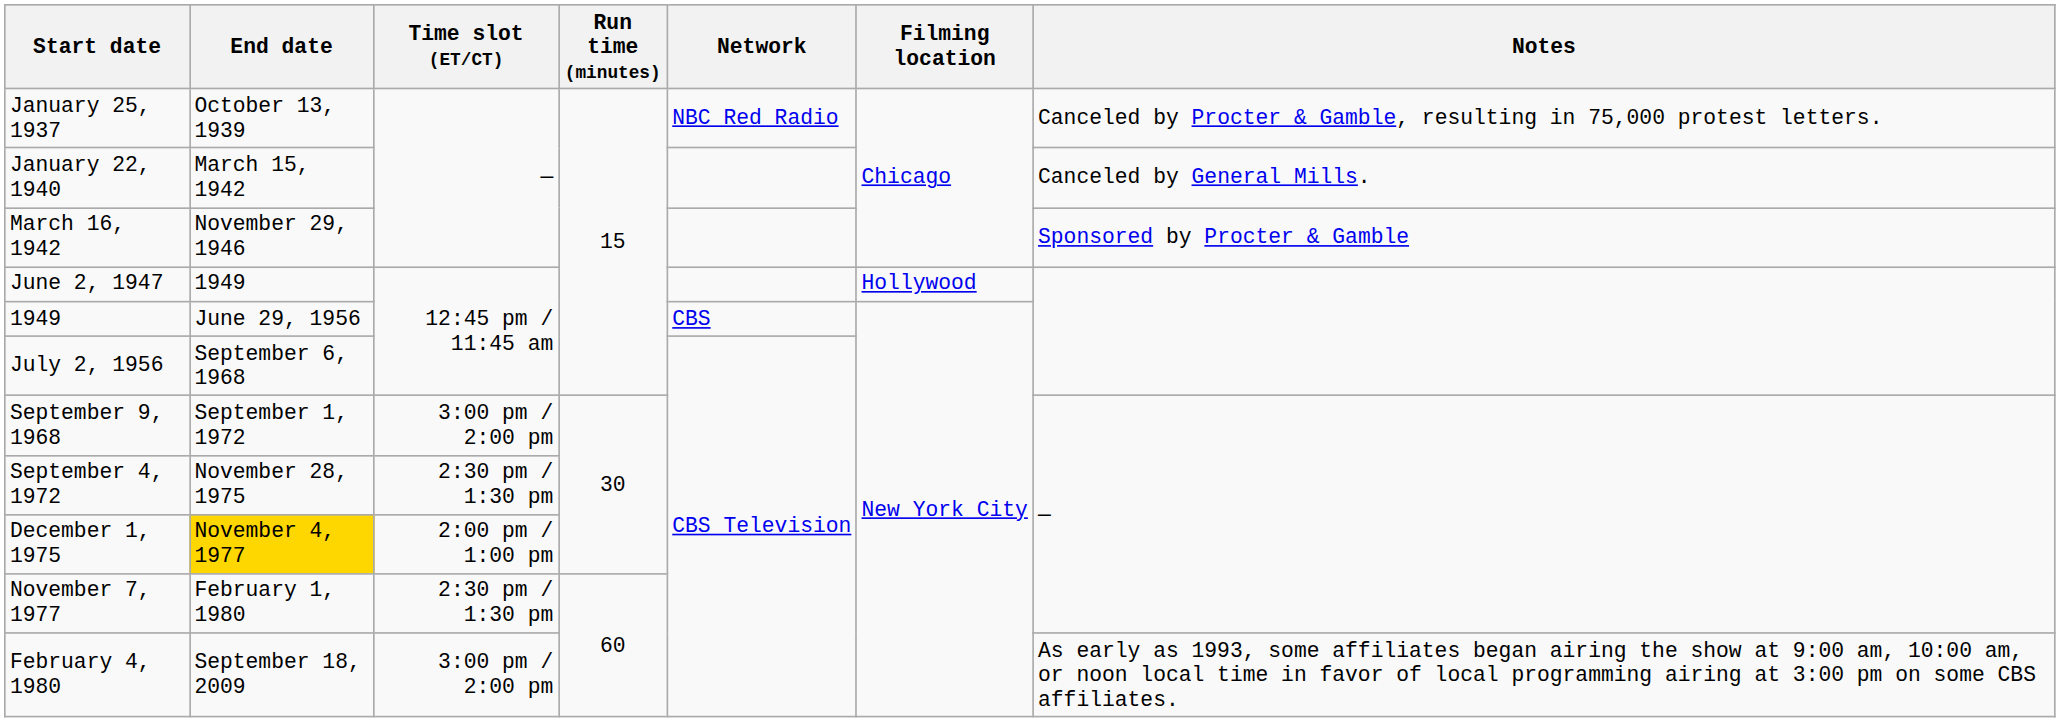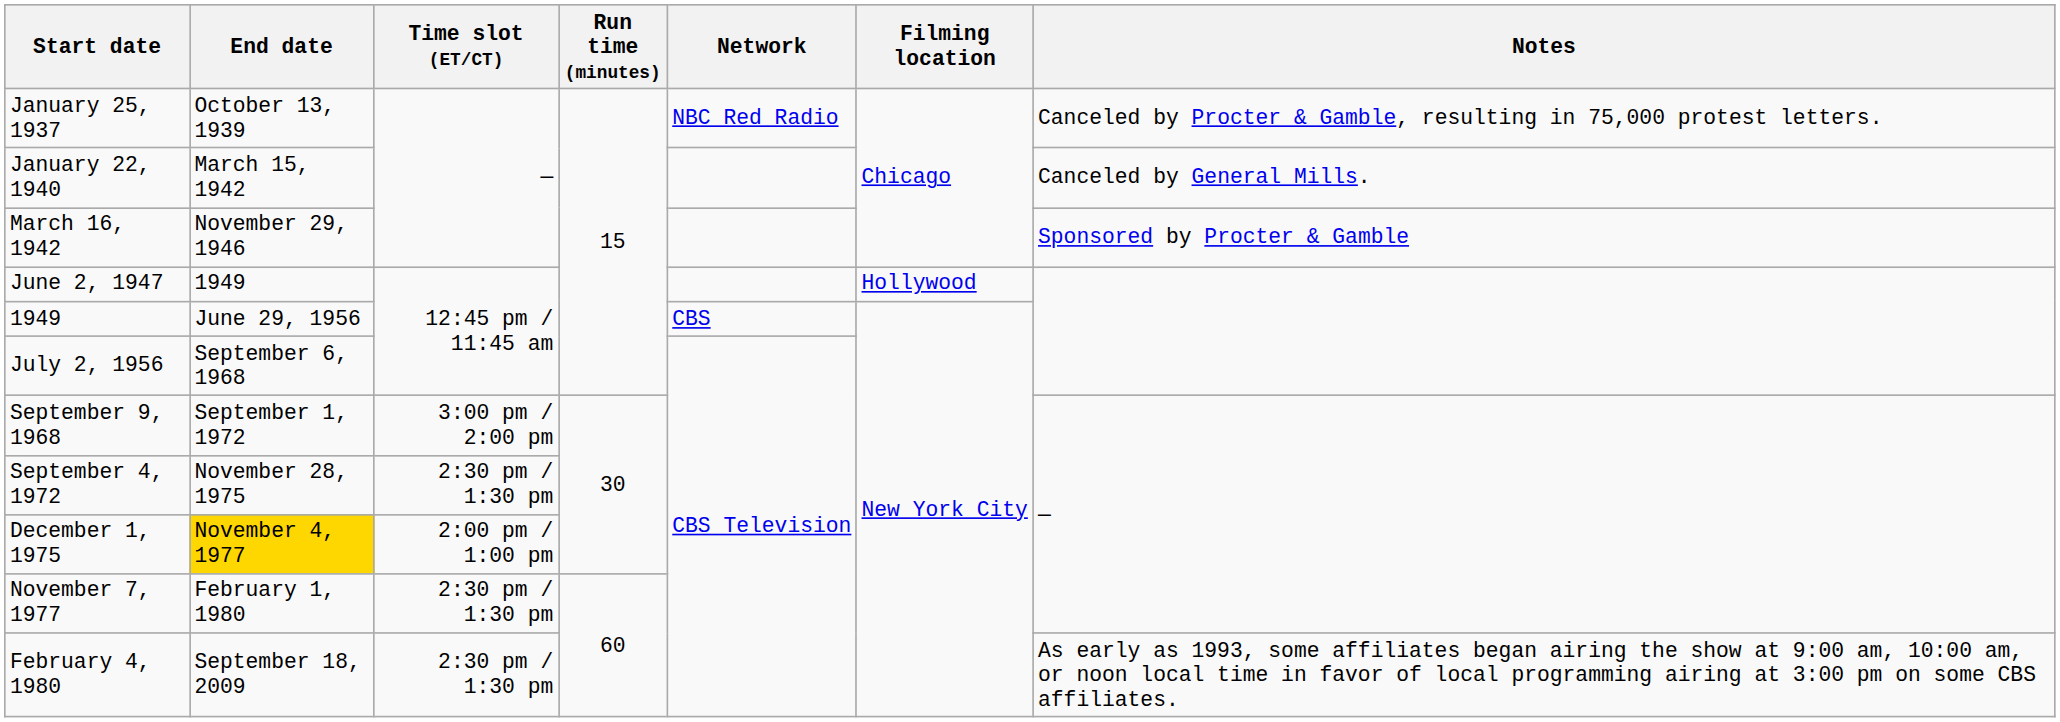(496, 675) 3:00 pm / 2:00 pm -> (496, 675) 2:30 pm / 1:30 pm
